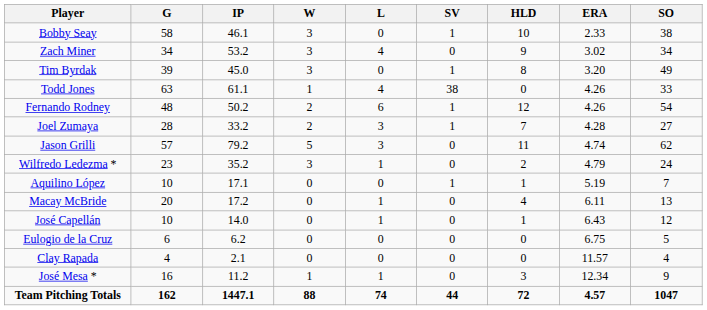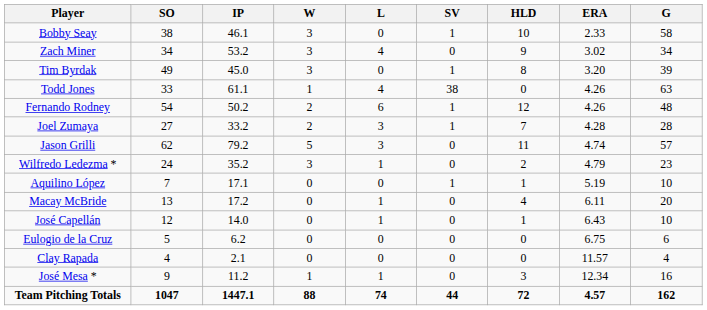columns swapped: (167, 13) <-> (666, 13)
